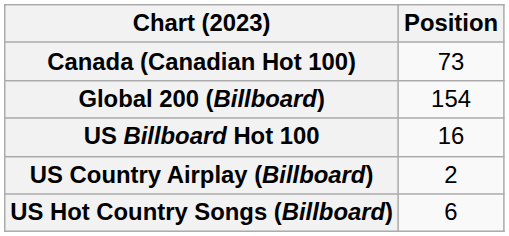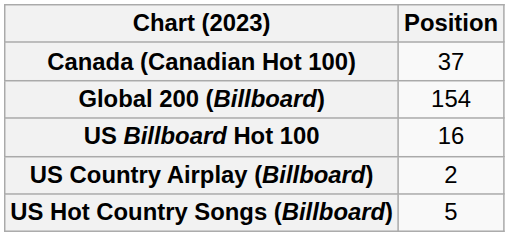(451, 61) 73 -> (451, 61) 37
(451, 212) 6 -> (451, 212) 5
